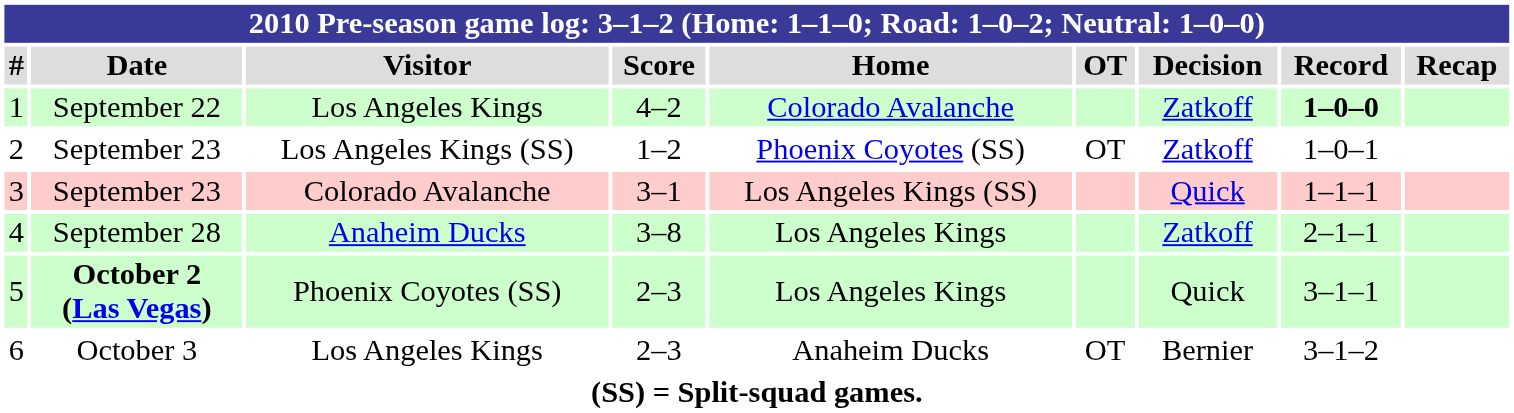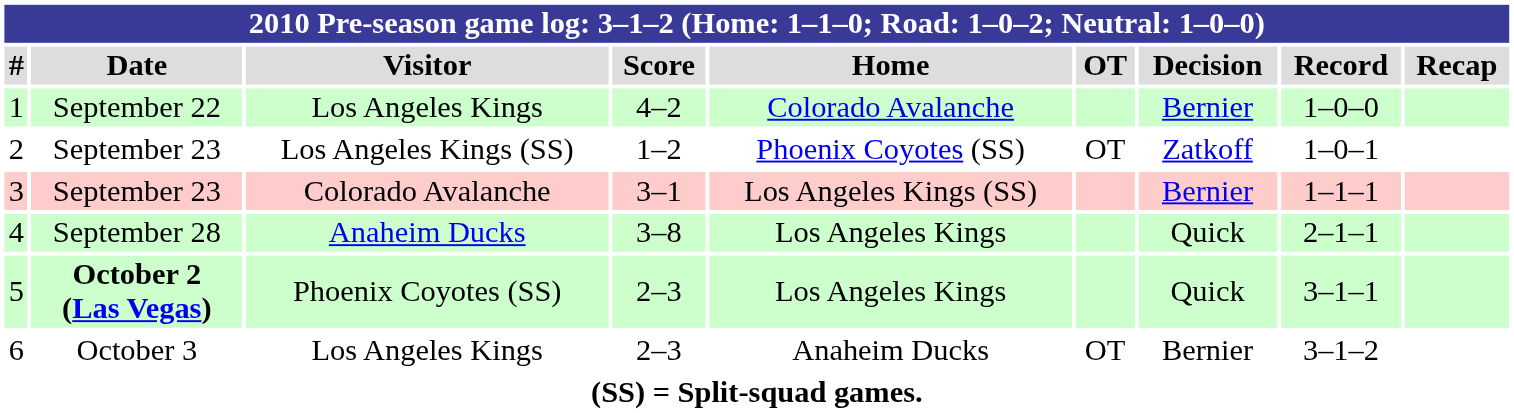(1208, 106) Zatkoff -> (1208, 106) Bernier
(1341, 106) bold -> (1341, 106) normal
(1208, 190) Quick -> (1208, 190) Bernier
(1208, 232) Zatkoff -> (1208, 232) Quick
